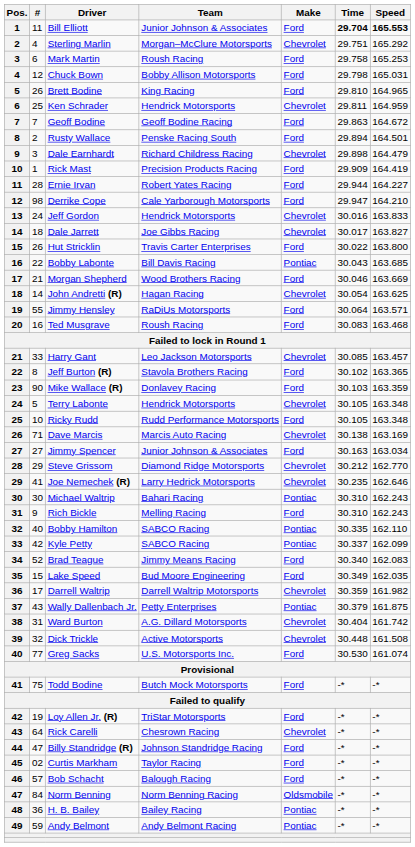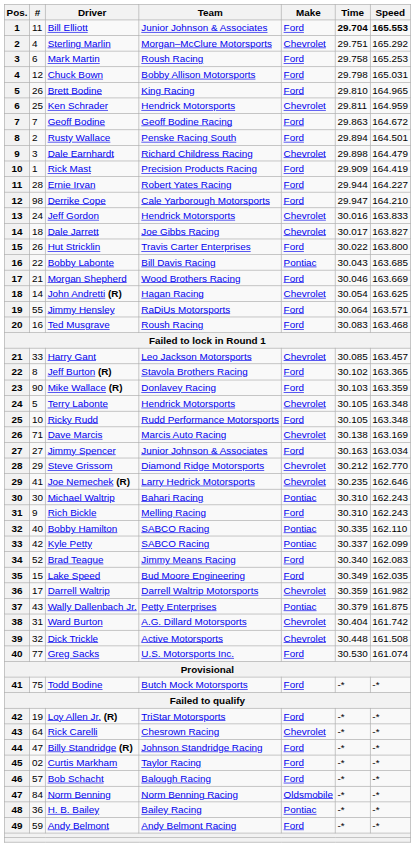(300, 826) Pontiac -> (294, 826) Ford
